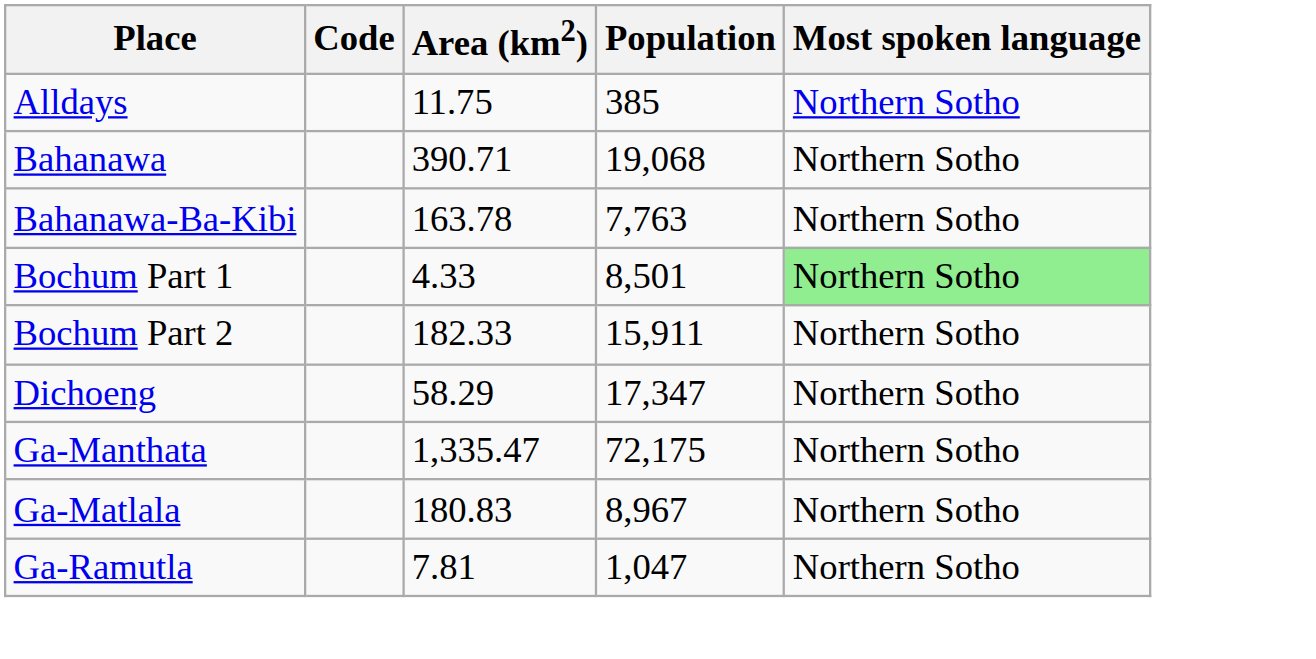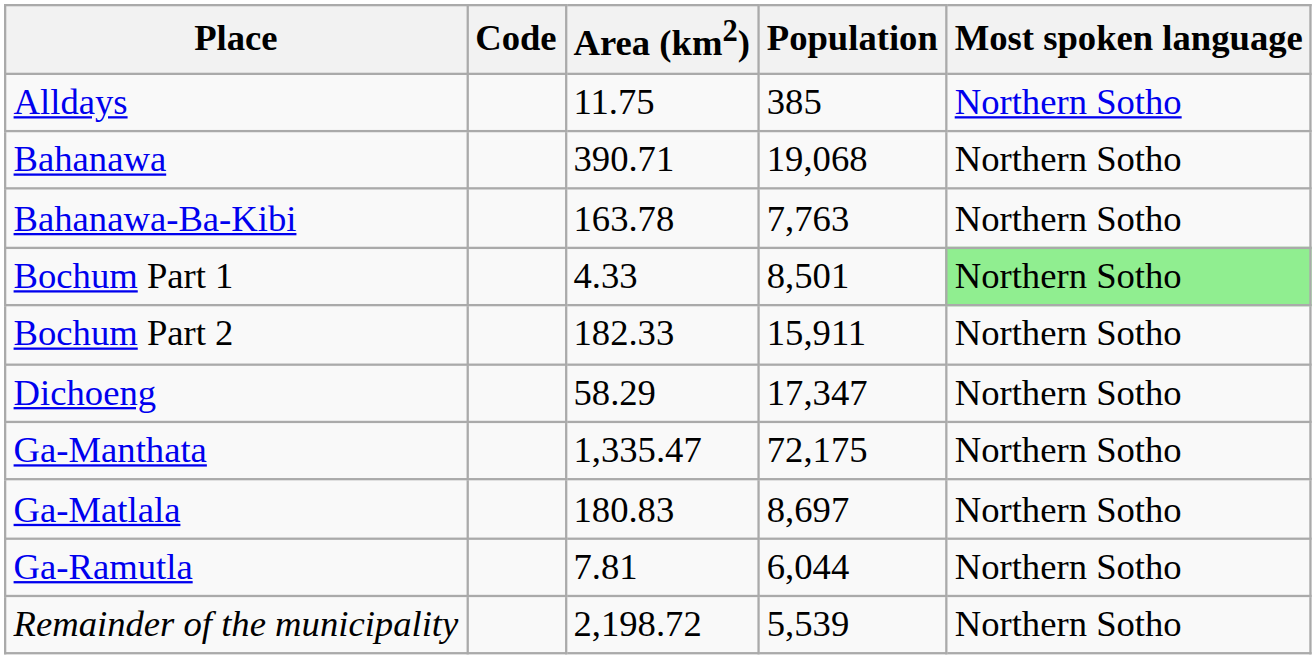(646, 508) 8,967 -> (808, 508) 8,697
(646, 566) 1,047 -> (808, 566) 6,044
+ row: (236, 624)
